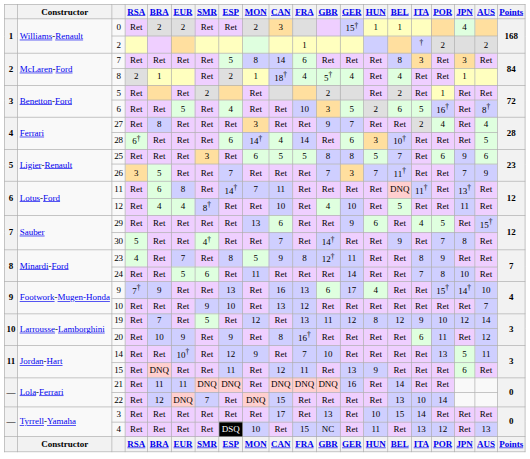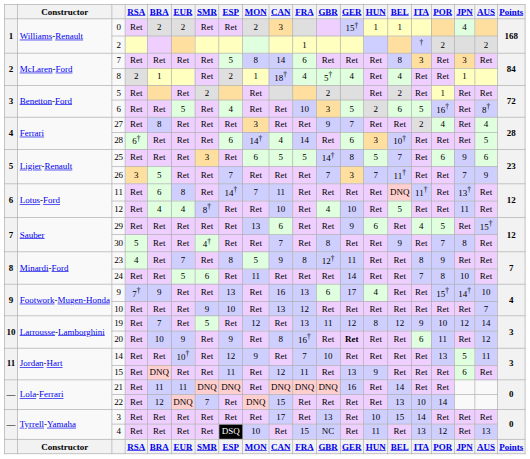(328, 156) 8 -> (328, 157) 14†
(328, 240) 14† -> (328, 243) 8
(352, 336) normal -> (352, 339) bold
